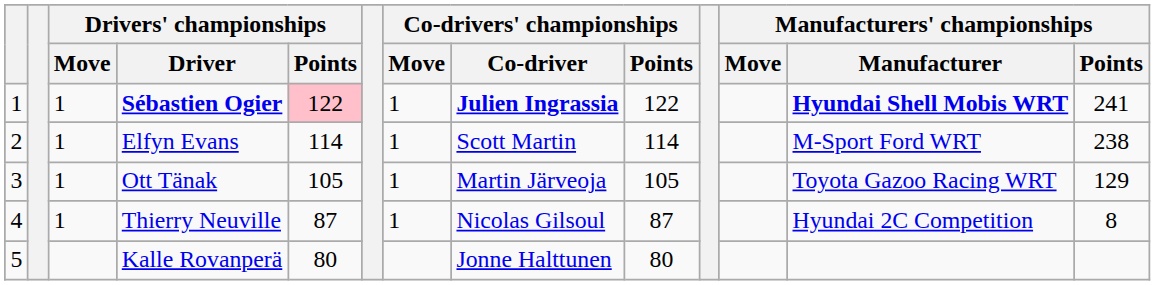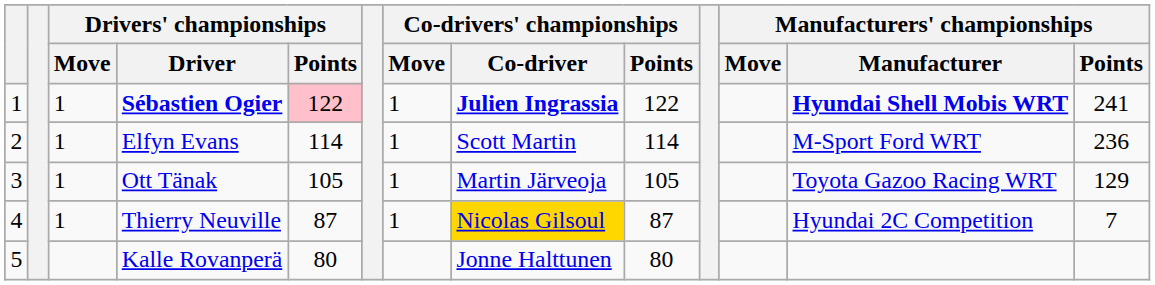(1111, 141) 238 -> (1111, 141) 236
(531, 220) no background -> (531, 220) gold background
(1111, 220) 8 -> (1111, 220) 7
